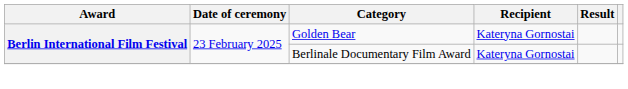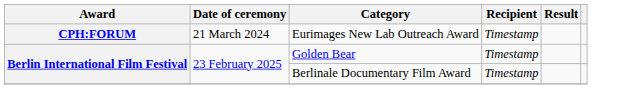+ row: (385, 34)
(526, 34) Kateryna Gornostai -> (511, 53) Timestamp
(526, 53) Kateryna Gornostai -> (511, 73) Timestamp
